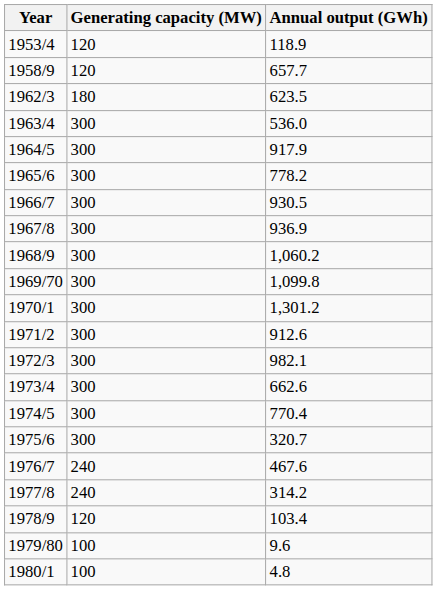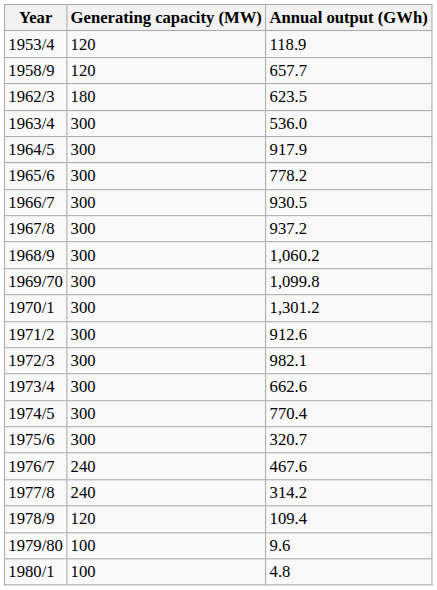(288, 228) 936.9 -> (288, 228) 937.2
(288, 519) 103.4 -> (288, 519) 109.4
